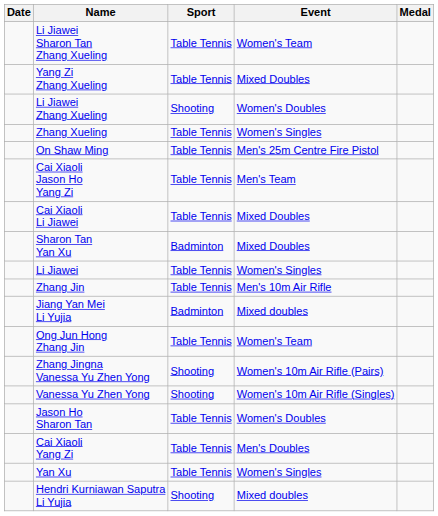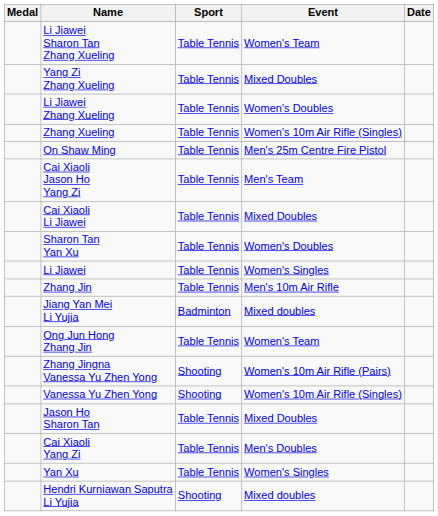columns swapped: (415, 13) <-> (19, 13)
(192, 109) Shooting -> (208, 109) Table Tennis
(279, 132) Women's Singles -> (323, 132) Women's 10m Air Rifle (Singles)
(197, 246) Badminton -> (208, 246) Table Tennis
(273, 246) Mixed Doubles -> (289, 246) Women's Doubles
(281, 418) Women's Doubles -> (281, 418) Mixed Doubles
